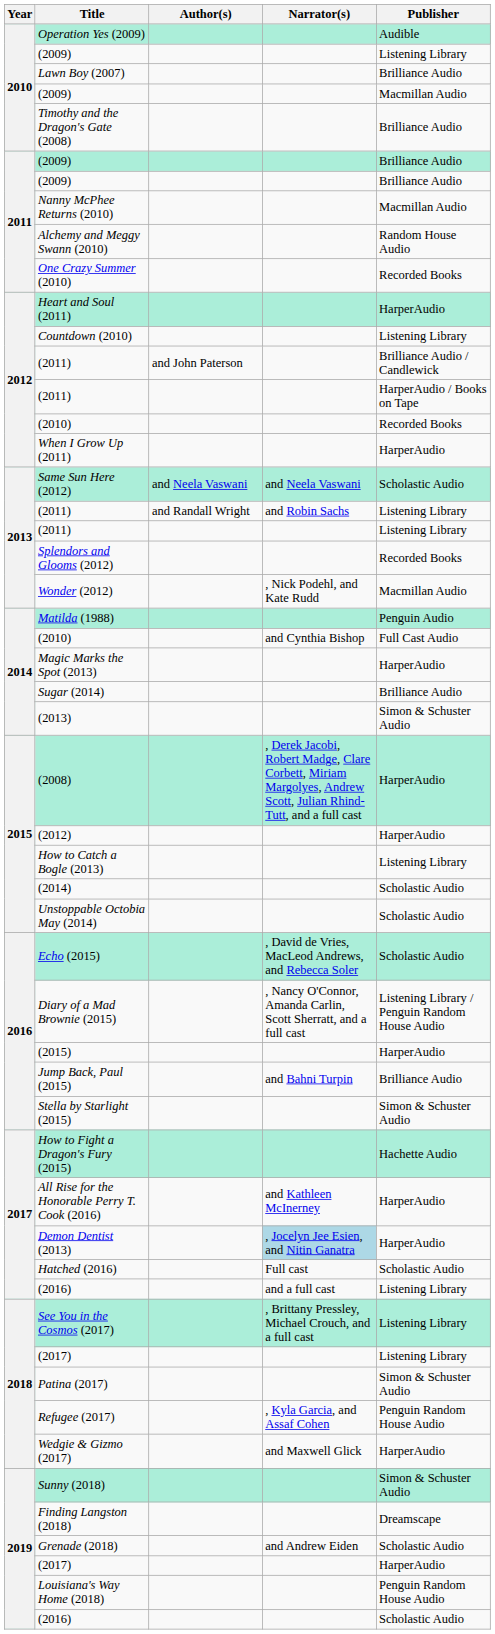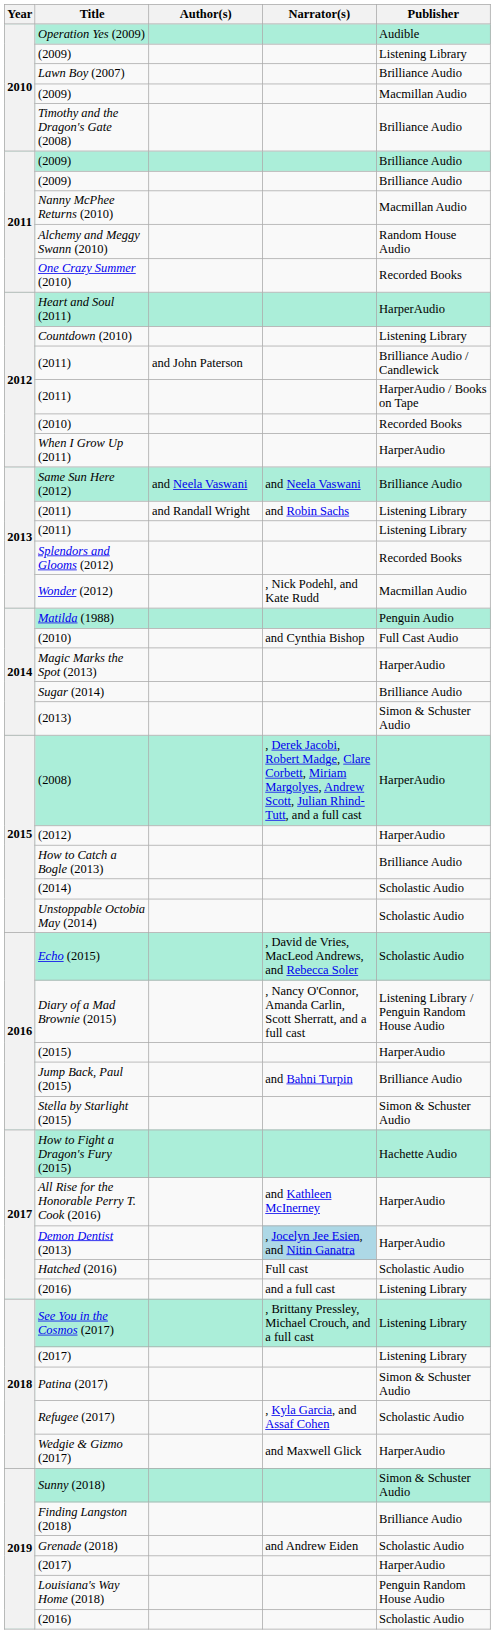(422, 484) Scholastic Audio -> (421, 484) Brilliance Audio
(423, 862) Listening Library -> (421, 862) Brilliance Audio
(422, 1417) Penguin Random House Audio -> (422, 1417) Scholastic Audio
(410, 1519) Dreamscape -> (421, 1519) Brilliance Audio
